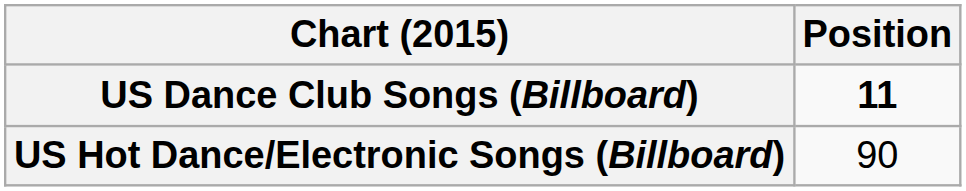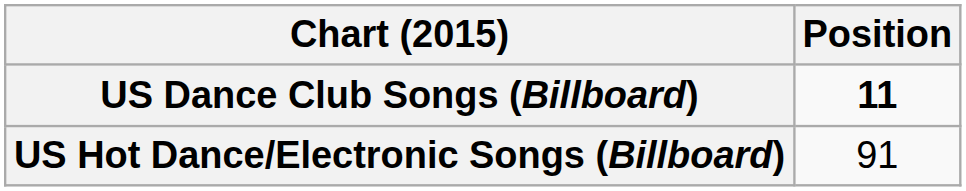(877, 154) 90 -> (877, 154) 91
